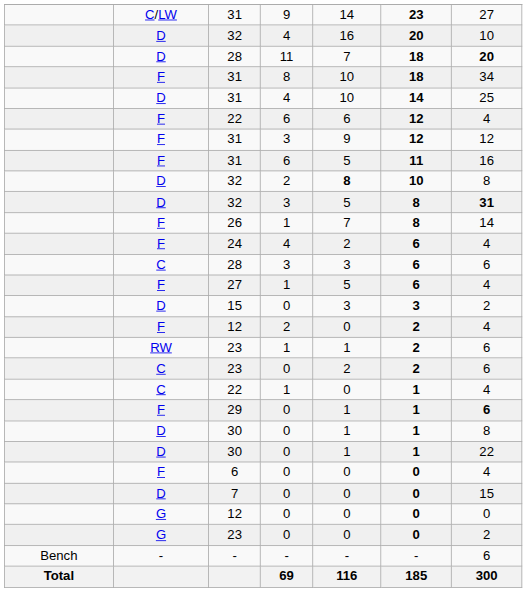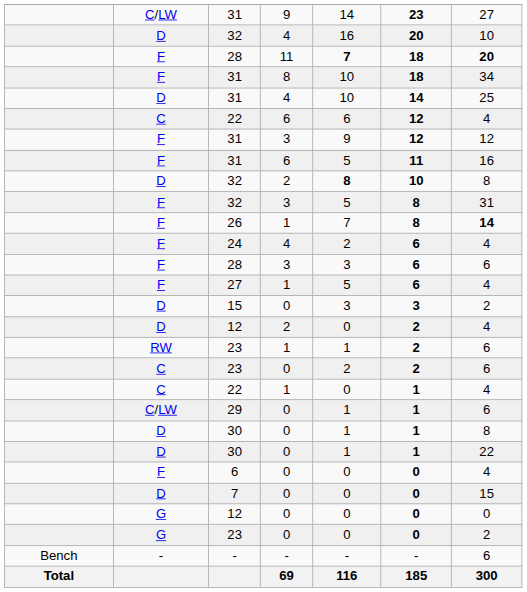(161, 56) D -> (161, 56) F
(347, 56) normal -> (347, 56) bold
(161, 118) F -> (161, 118) C
(161, 202) D -> (161, 202) F
(487, 202) bold -> (487, 202) normal
(487, 222) normal -> (487, 222) bold
(161, 264) C -> (161, 264) F
(161, 327) F -> (161, 327) D
(161, 410) F -> (161, 410) C/LW
(487, 410) bold -> (487, 410) normal
